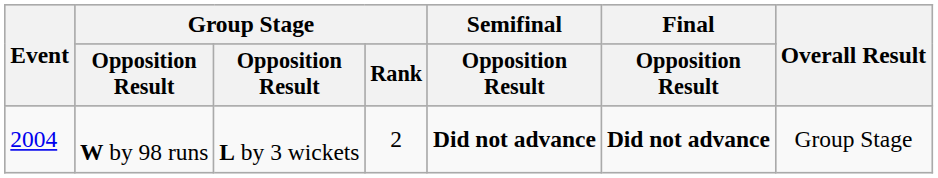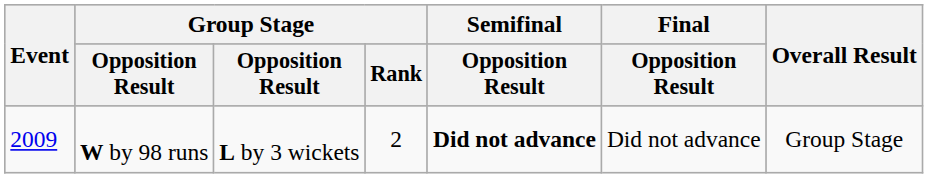(34, 139) 2004 -> (34, 139) 2009
(688, 139) bold -> (684, 139) normal
